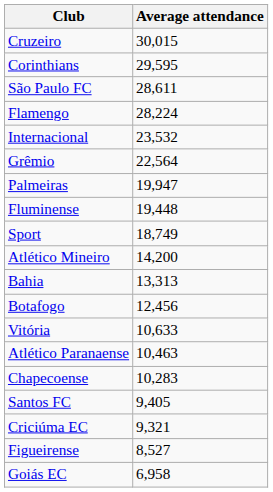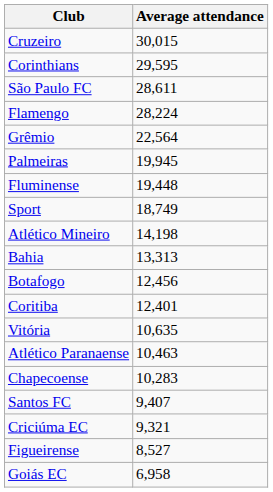- row: (48, 137)
(157, 185) 19,947 -> (157, 161) 19,945
(157, 257) 14,200 -> (157, 233) 14,198
+ row: (33, 305)
(157, 329) 10,633 -> (157, 329) 10,635
(153, 402) 9,405 -> (153, 402) 9,407
